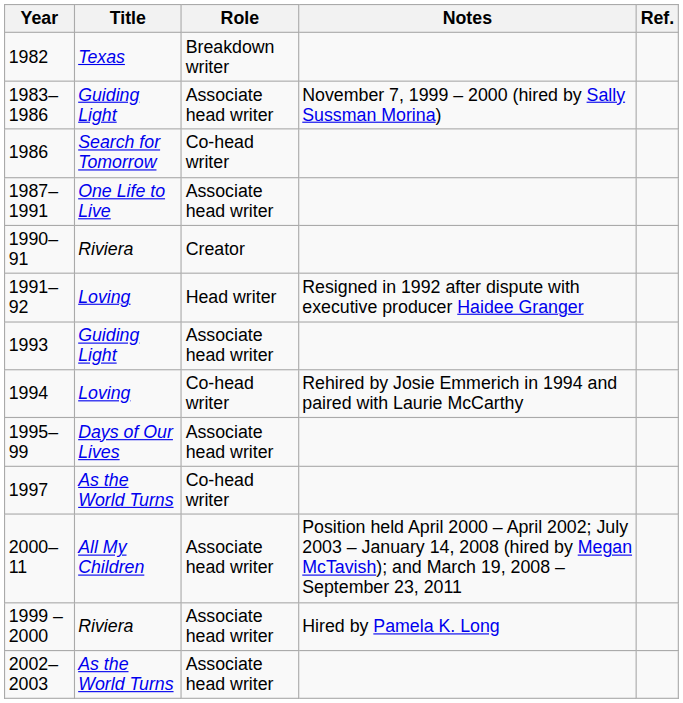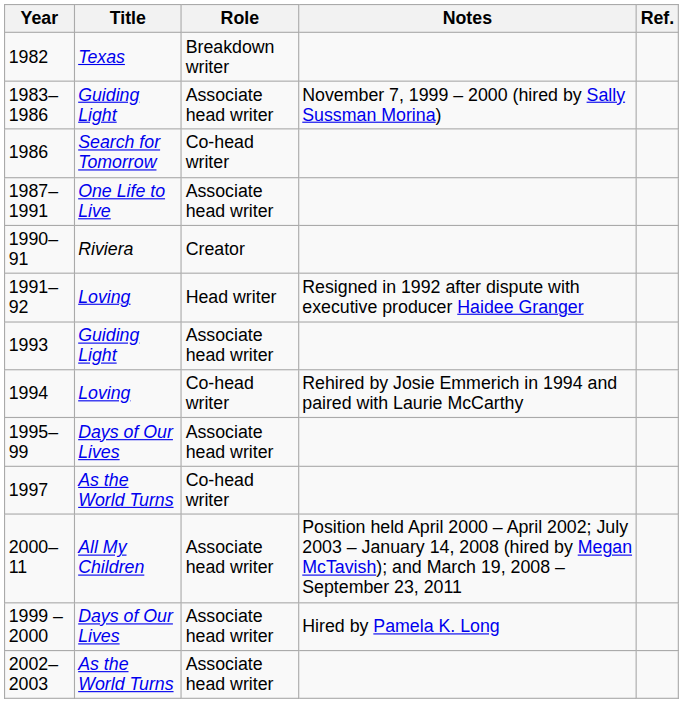(106, 626) Riviera -> (126, 626) Days of Our Lives
